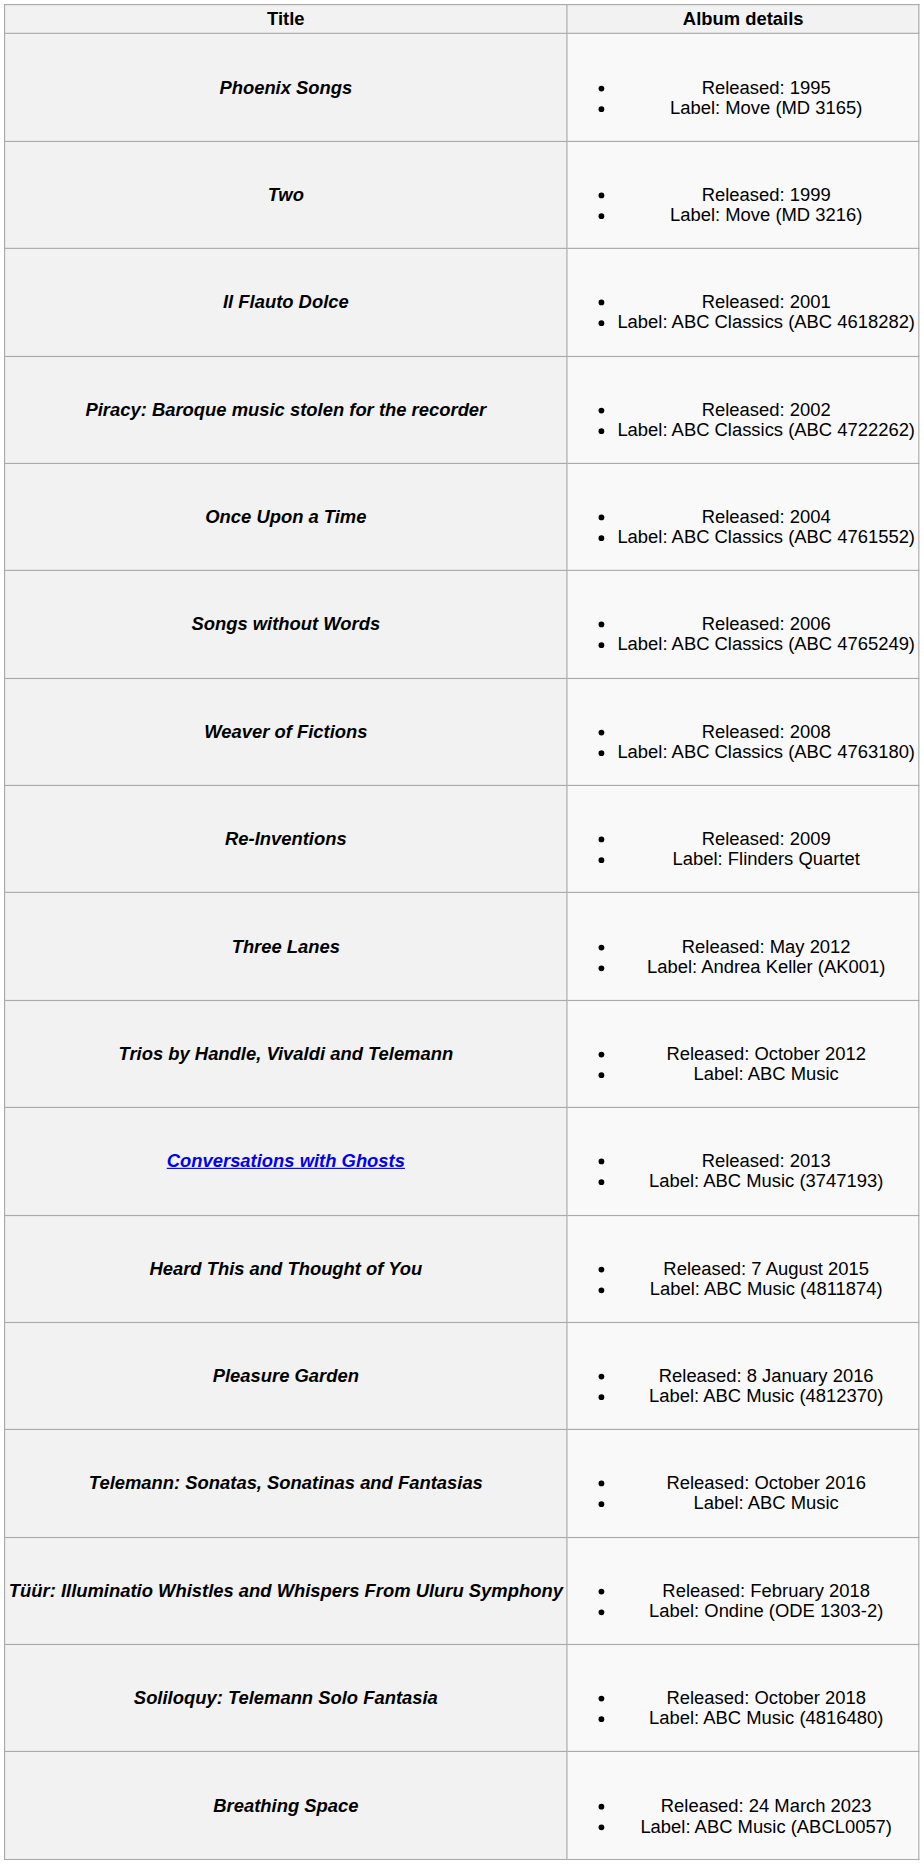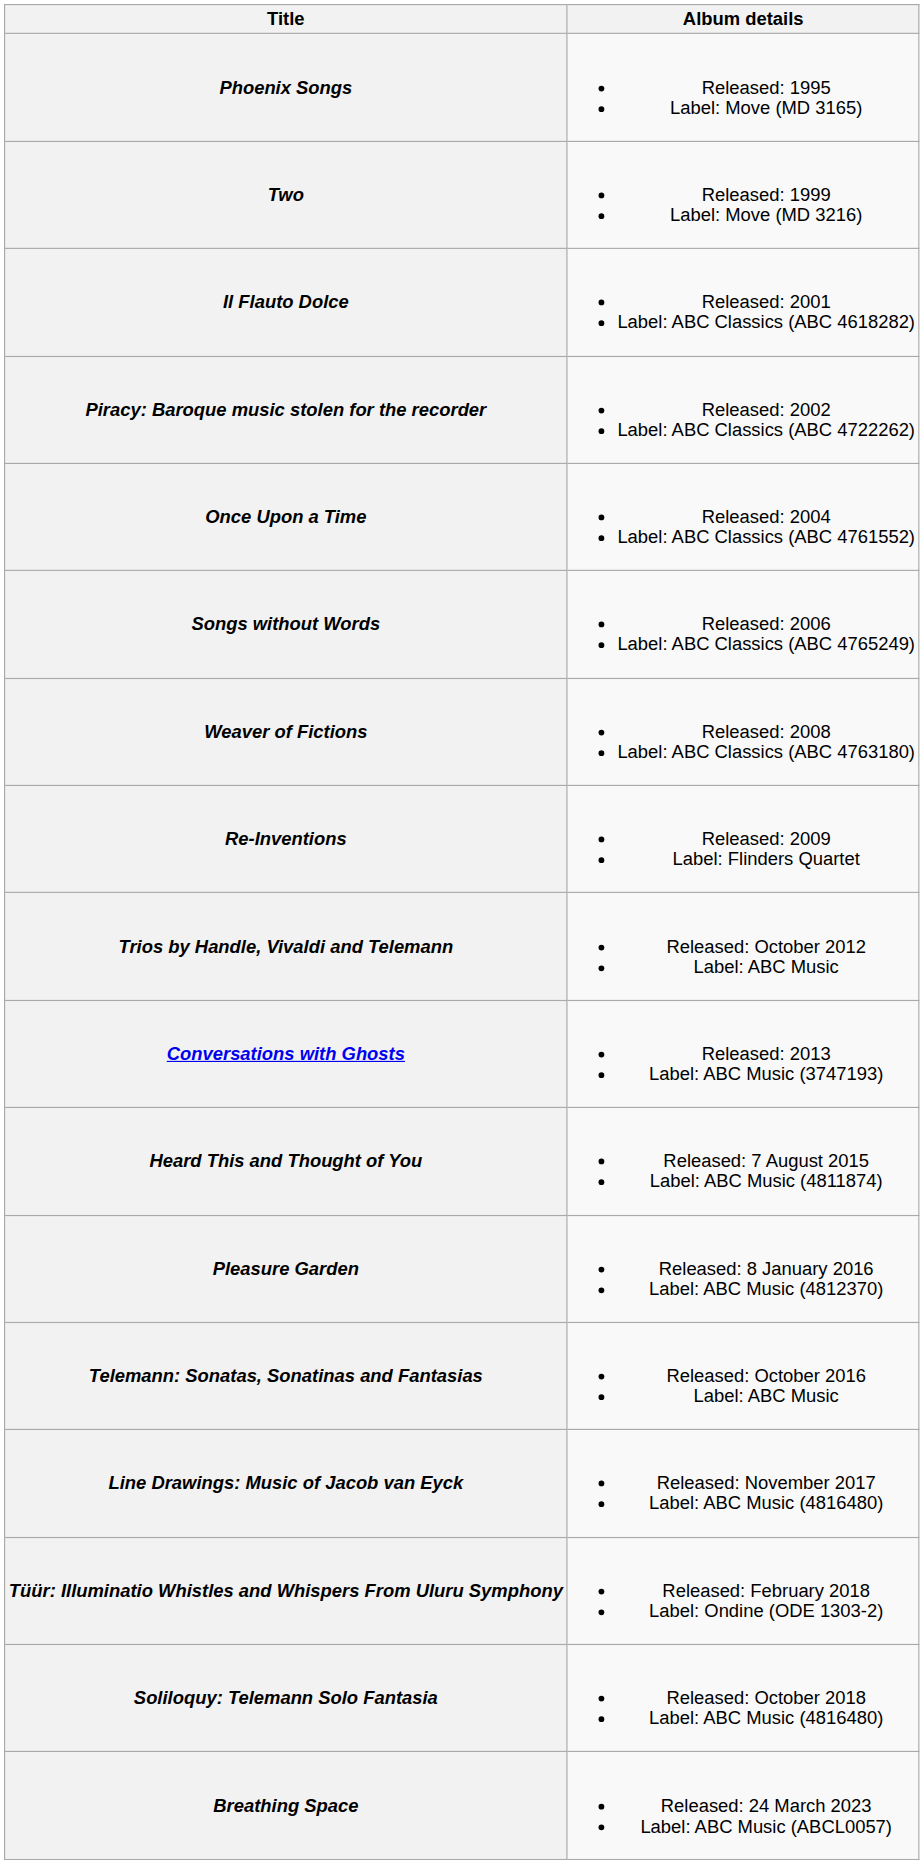- row: (286, 946)
+ row: (286, 1483)
